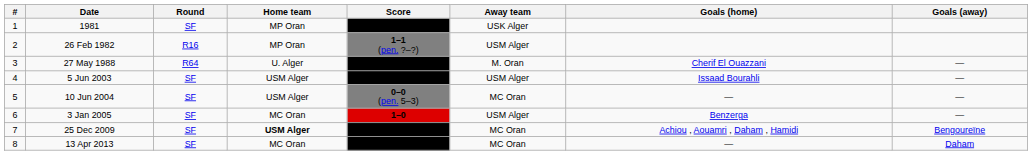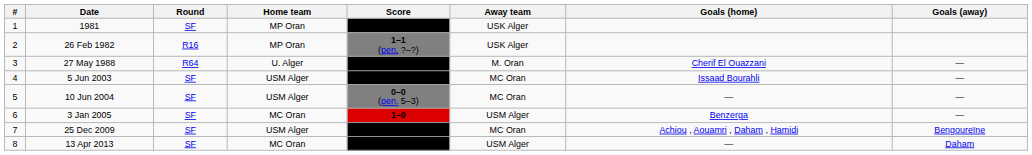(508, 44) USM Alger -> (508, 44) USK Alger
(508, 77) USM Alger -> (508, 77) MC Oran
(287, 129) bold -> (287, 129) normal
(508, 143) MC Oran -> (508, 143) USM Alger
